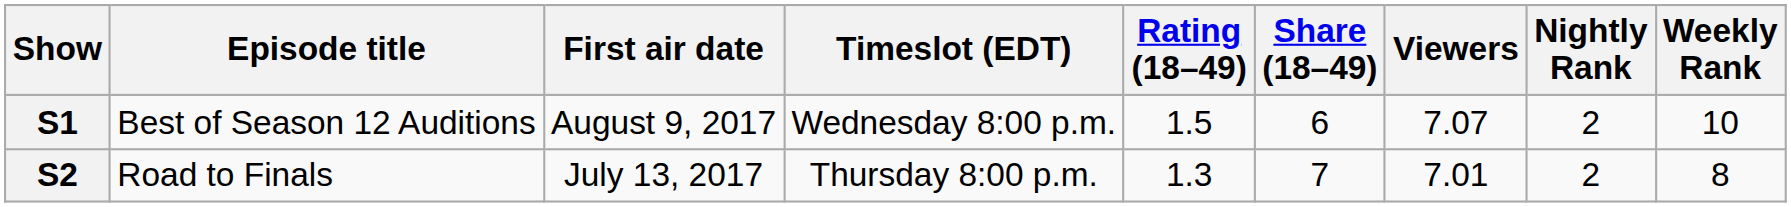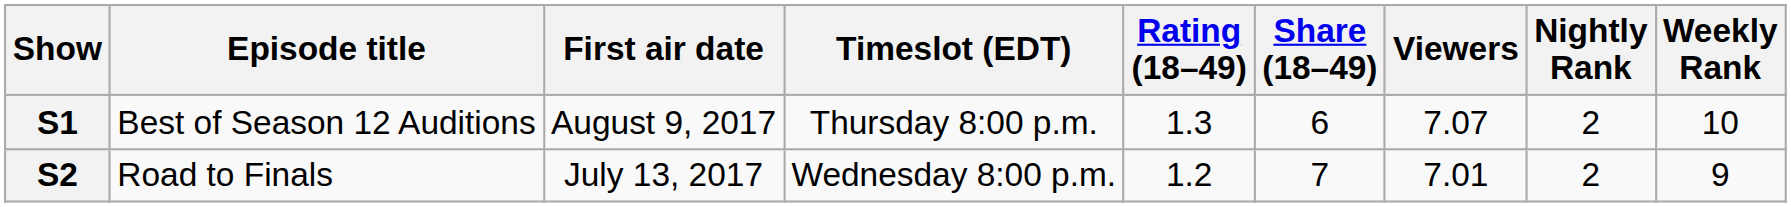(954, 121) Wednesday 8:00 p.m. -> (954, 121) Thursday 8:00 p.m.
(1189, 121) 1.5 -> (1189, 121) 1.3
(954, 174) Thursday 8:00 p.m. -> (954, 174) Wednesday 8:00 p.m.
(1189, 174) 1.3 -> (1189, 174) 1.2
(1720, 174) 8 -> (1720, 174) 9
